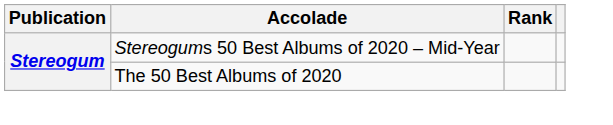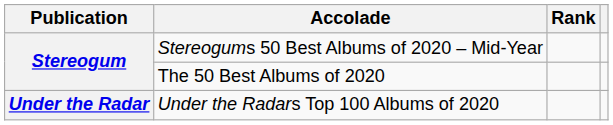+ row: (328, 104)
